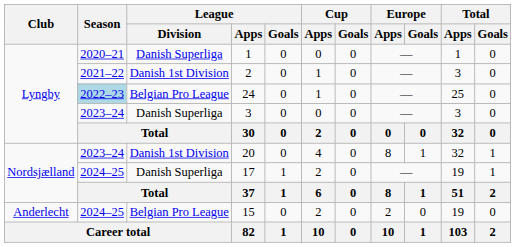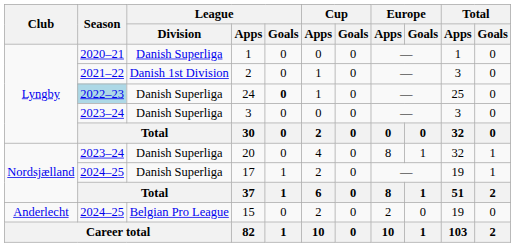(179, 93) Belgian Pro League -> (179, 93) Danish Superliga
(283, 93) normal -> (283, 93) bold
(179, 152) Danish 1st Division -> (179, 152) Danish Superliga
